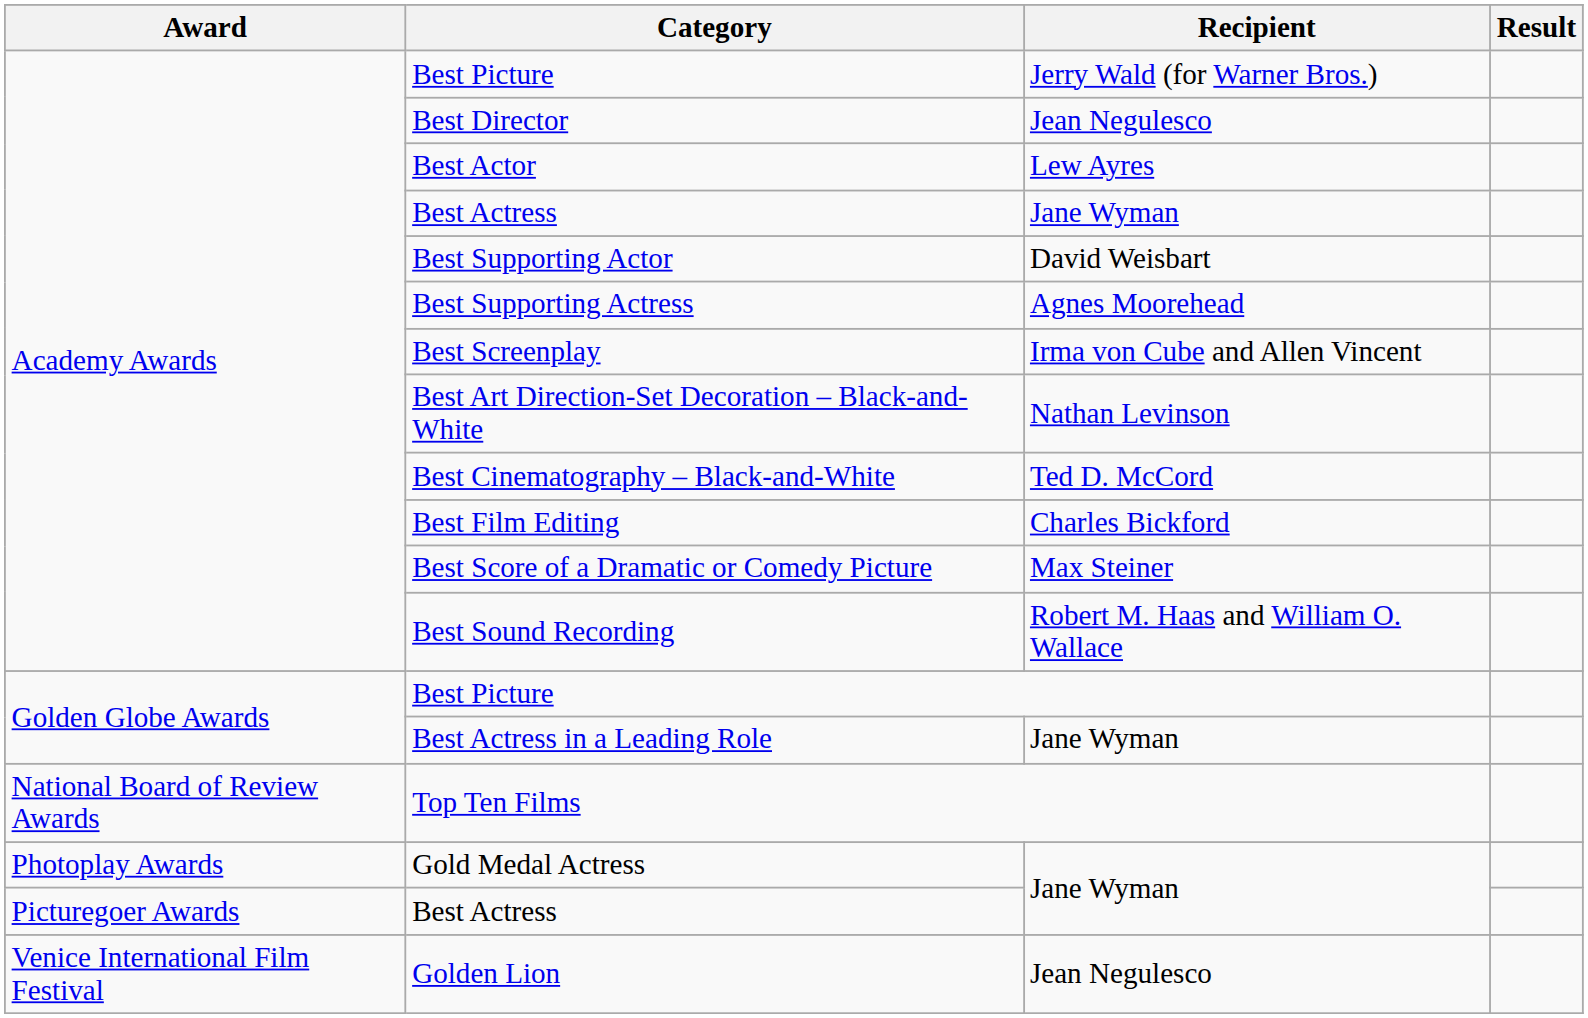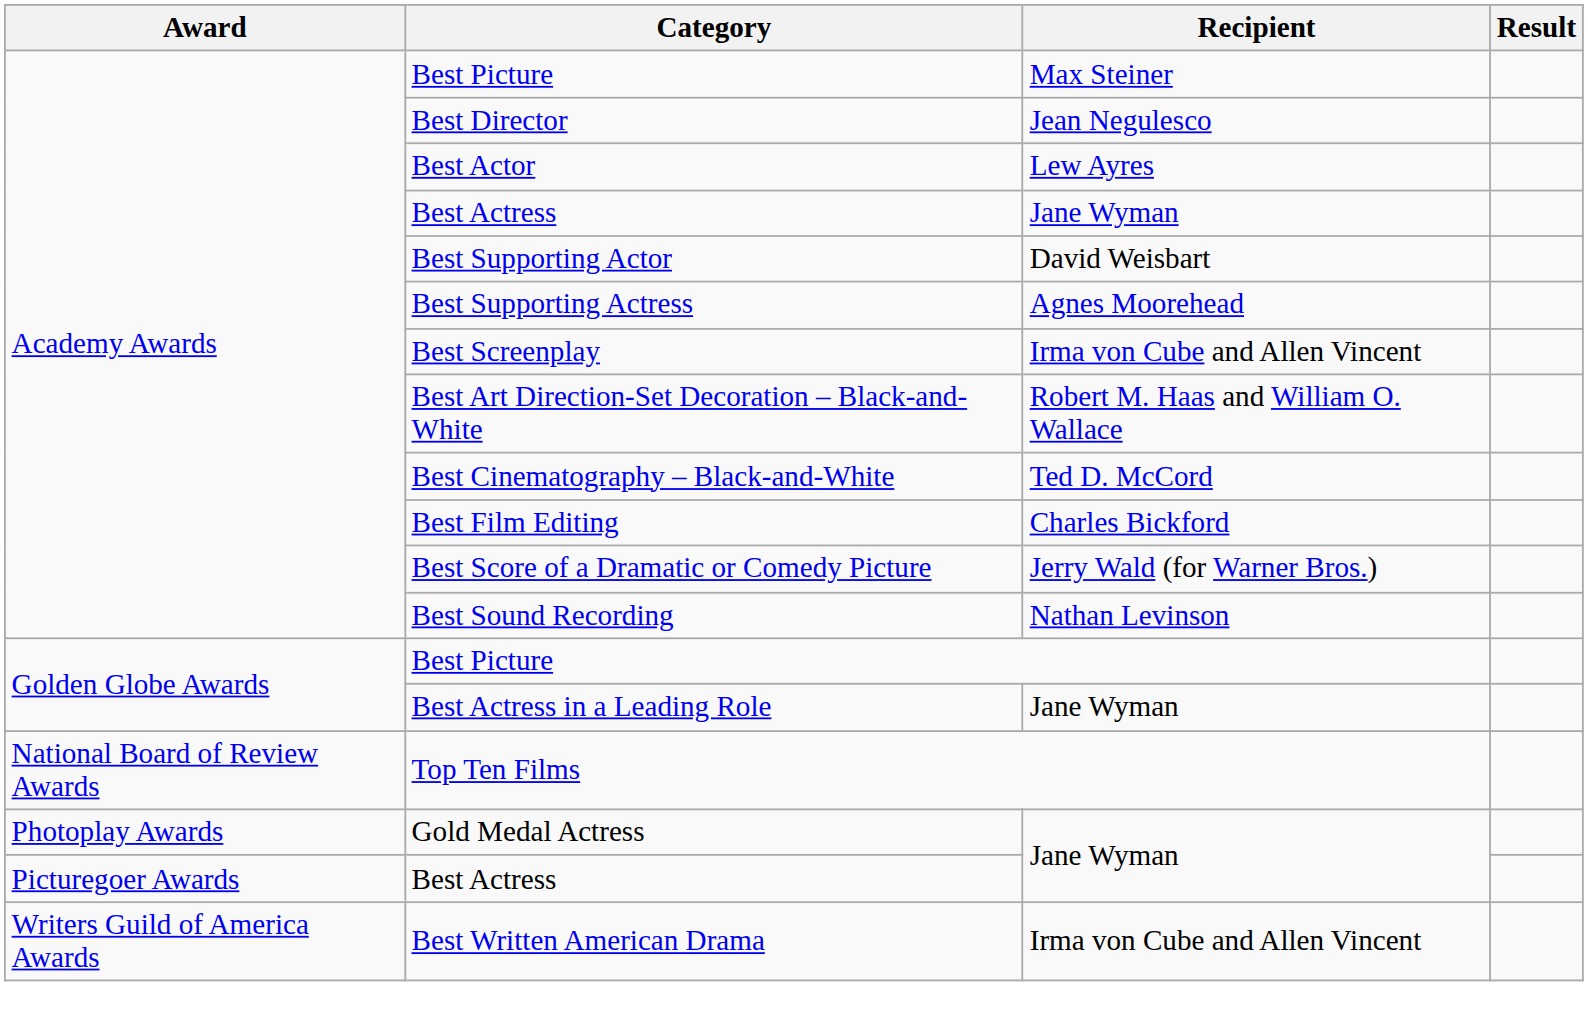(1204, 73) Jerry Wald (for Warner Bros.) -> (1101, 73) Max Steiner
(1130, 413) Nathan Levinson -> (1215, 413) Robert M. Haas and William O. Wallace
(1102, 568) Max Steiner -> (1203, 568) Jerry Wald (for Warner Bros.)
(1216, 630) Robert M. Haas and William O. Wallace -> (1130, 614) Nathan Levinson
- row: (160, 973)
+ row: (160, 940)
